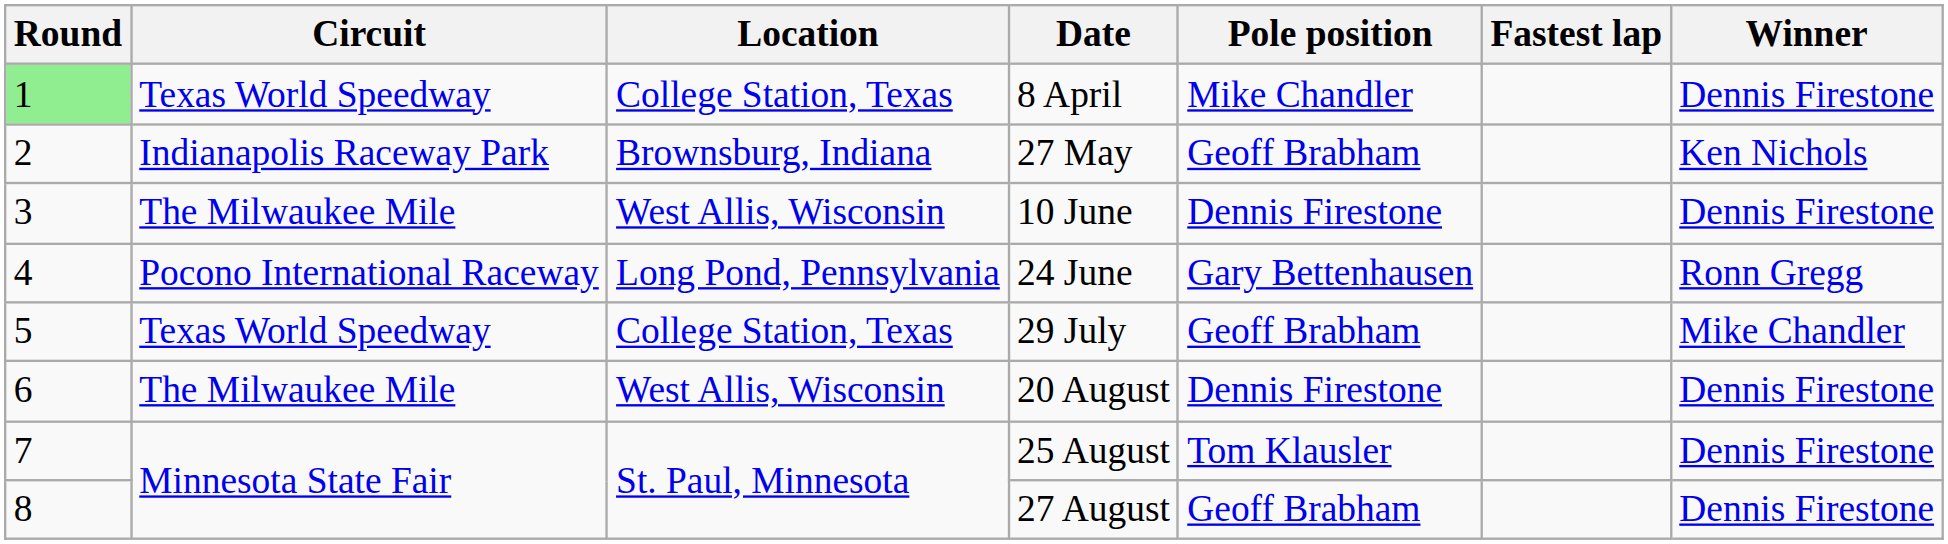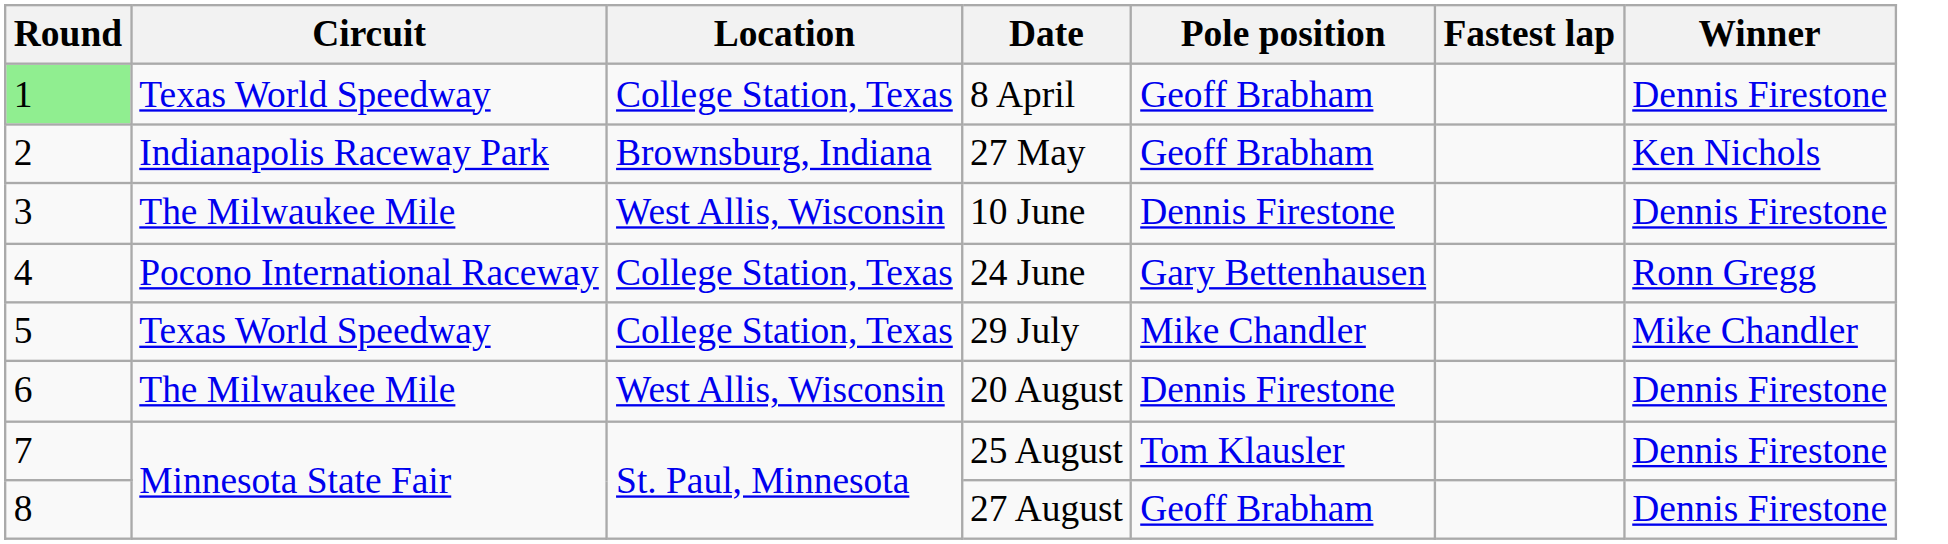(1300, 93) Mike Chandler -> (1257, 93) Geoff Brabham
(808, 271) Long Pond, Pennsylvania -> (784, 271) College Station, Texas
(1304, 331) Geoff Brabham -> (1253, 331) Mike Chandler
